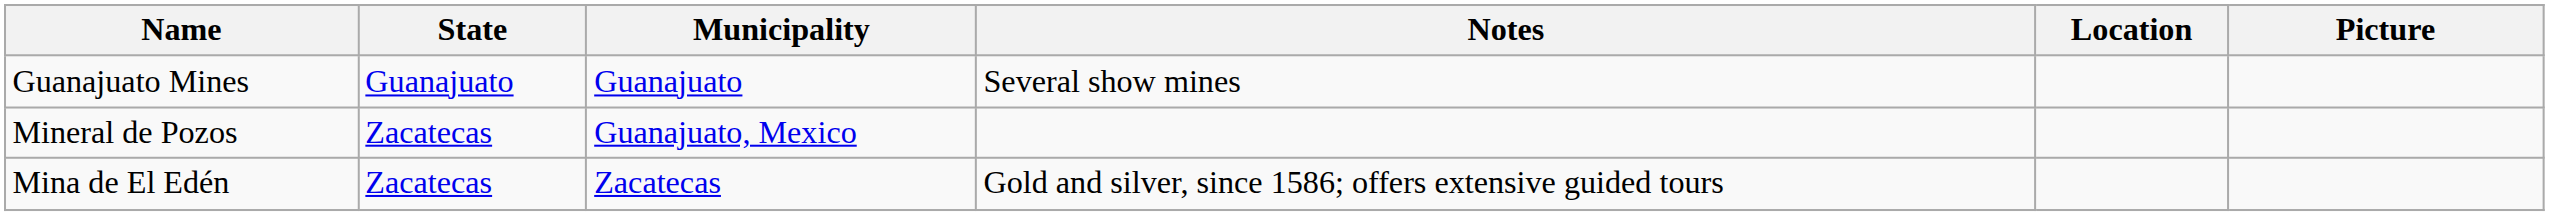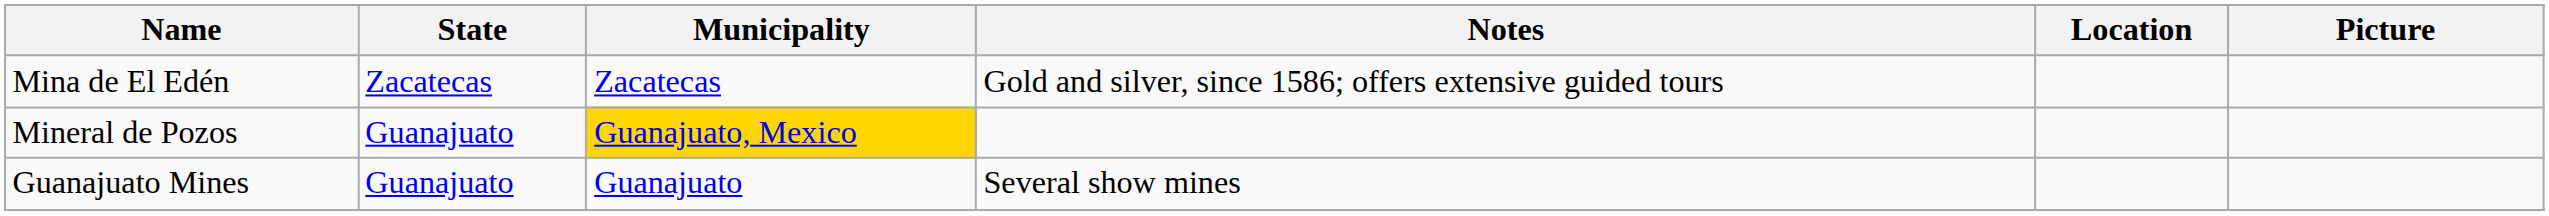rows swapped: (121, 183) <-> (131, 81)
(429, 132) Zacatecas -> (439, 132) Guanajuato
(725, 132) no background -> (725, 132) gold background
